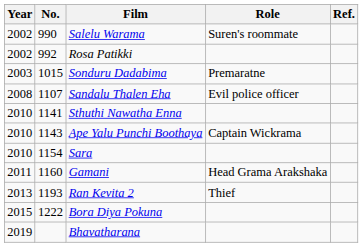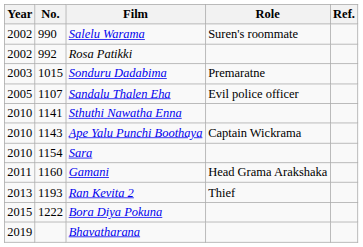(20, 93) 2008 -> (20, 93) 2005
